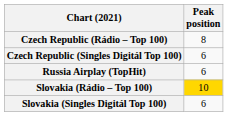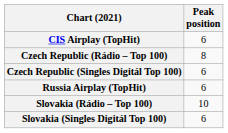+ row: (94, 39)
(203, 87) gold background -> (203, 103) no background
